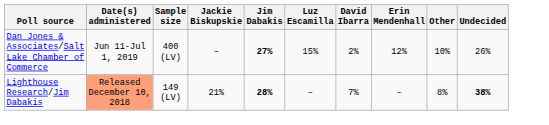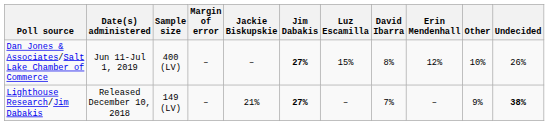+ column: (206, 22)
(353, 52) 2% -> (389, 62) 8%
(120, 92) lightsalmon background -> (120, 103) no background
(265, 92) 28% -> (300, 103) 27%
(442, 92) 8% -> (478, 103) 9%
